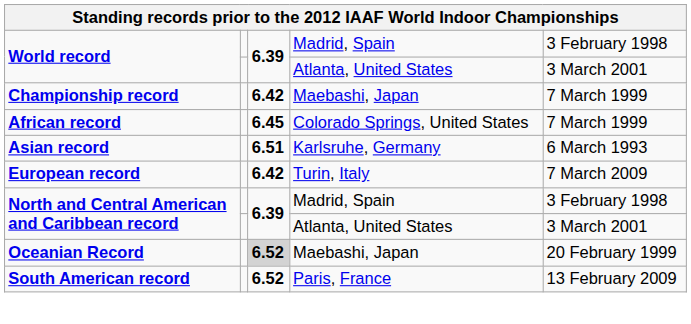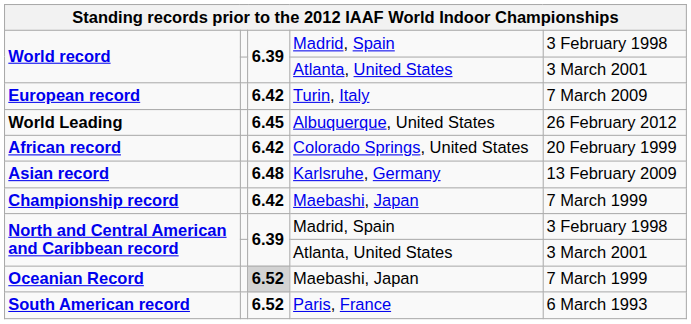rows swapped: (93, 95) <-> (74, 174)
+ row: (65, 122)
(268, 122) 6.45 -> (268, 148) 6.42
(597, 122) 7 March 1999 -> (612, 148) 20 February 1999
(268, 148) 6.51 -> (268, 174) 6.48
(597, 148) 6 March 1993 -> (612, 174) 13 February 2009
(612, 252) 20 February 1999 -> (597, 278) 7 March 1999
(612, 278) 13 February 2009 -> (597, 305) 6 March 1993
